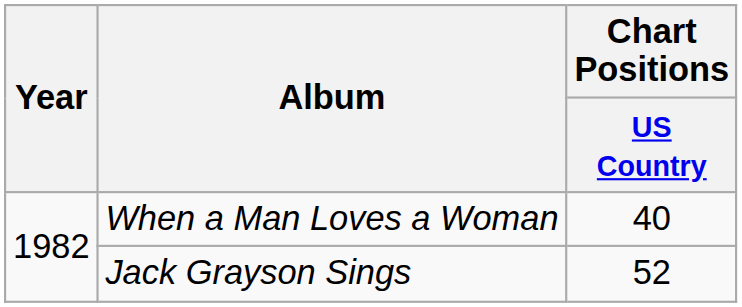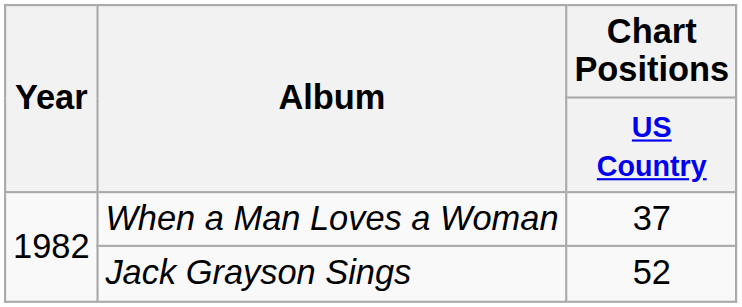(652, 218) 40 -> (652, 218) 37
